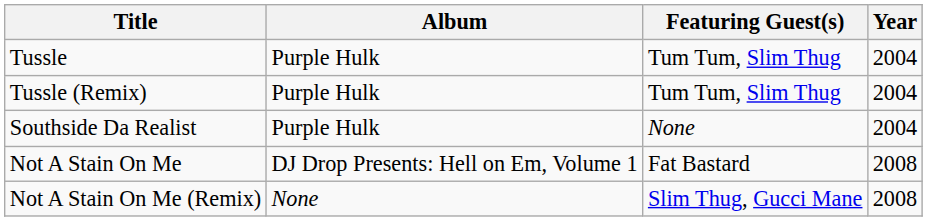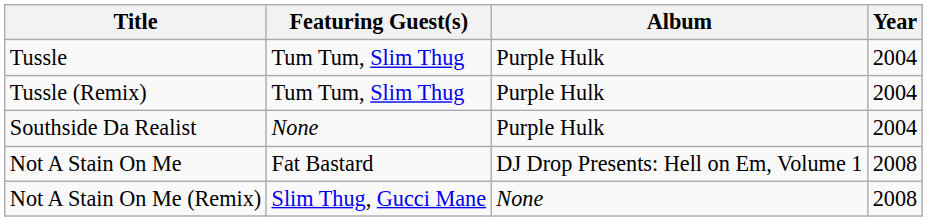columns swapped: (755, 22) <-> (455, 22)
